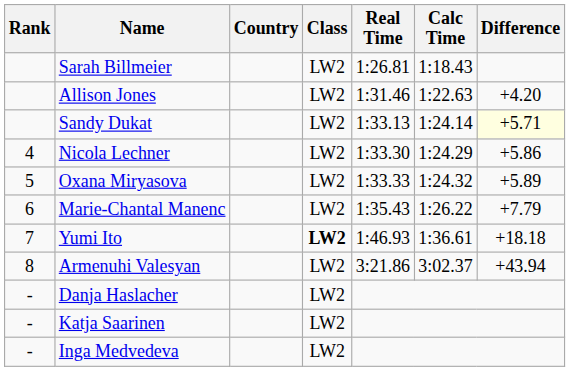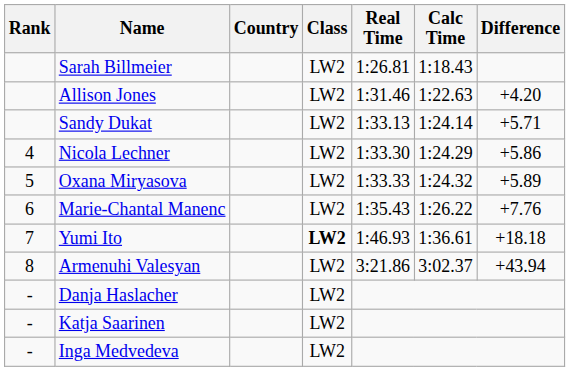(520, 124) lightyellow background -> (520, 124) no background
(520, 209) +7.79 -> (520, 209) +7.76
